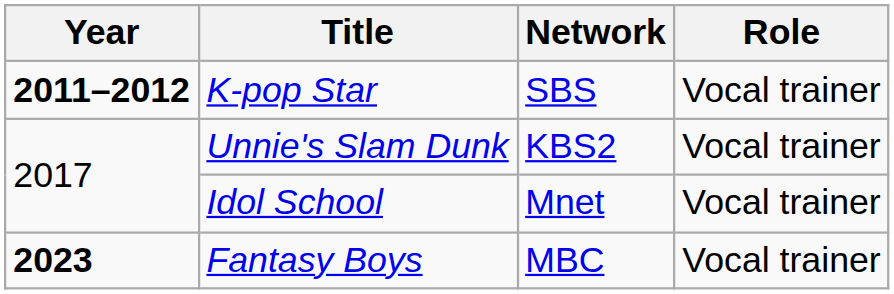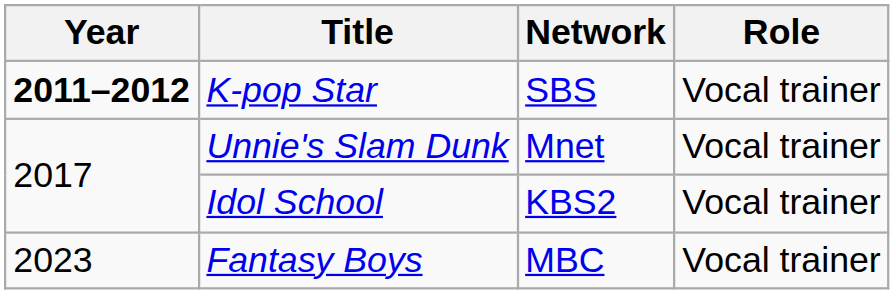(571, 145) KBS2 -> (565, 145) Mnet
(565, 202) Mnet -> (571, 202) KBS2
(53, 259) bold -> (53, 259) normal
